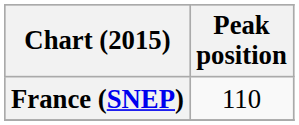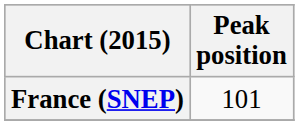(242, 98) 110 -> (242, 98) 101
